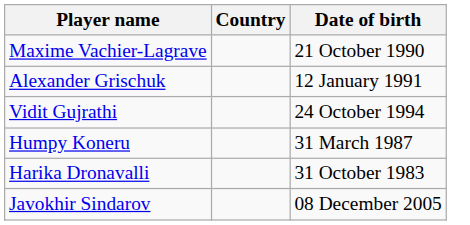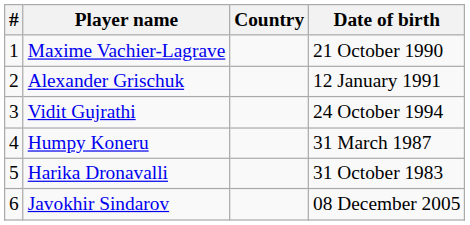+ column: (14, 19)
